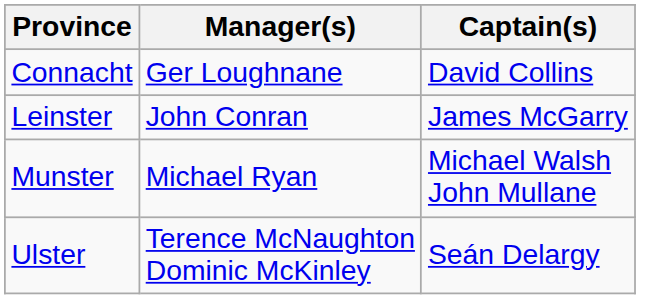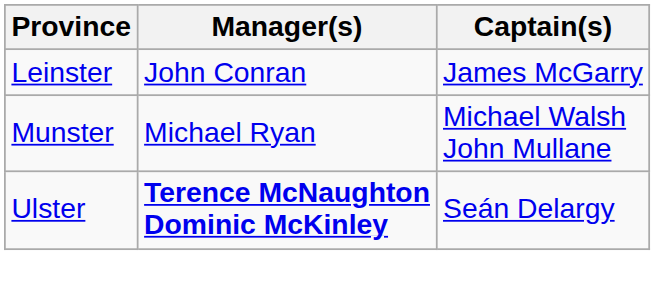- row: (72, 71)
(280, 254) normal -> (287, 209) bold
